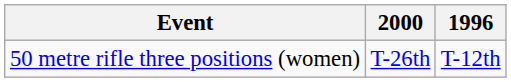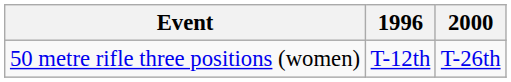columns swapped: (471, 22) <-> (400, 22)
